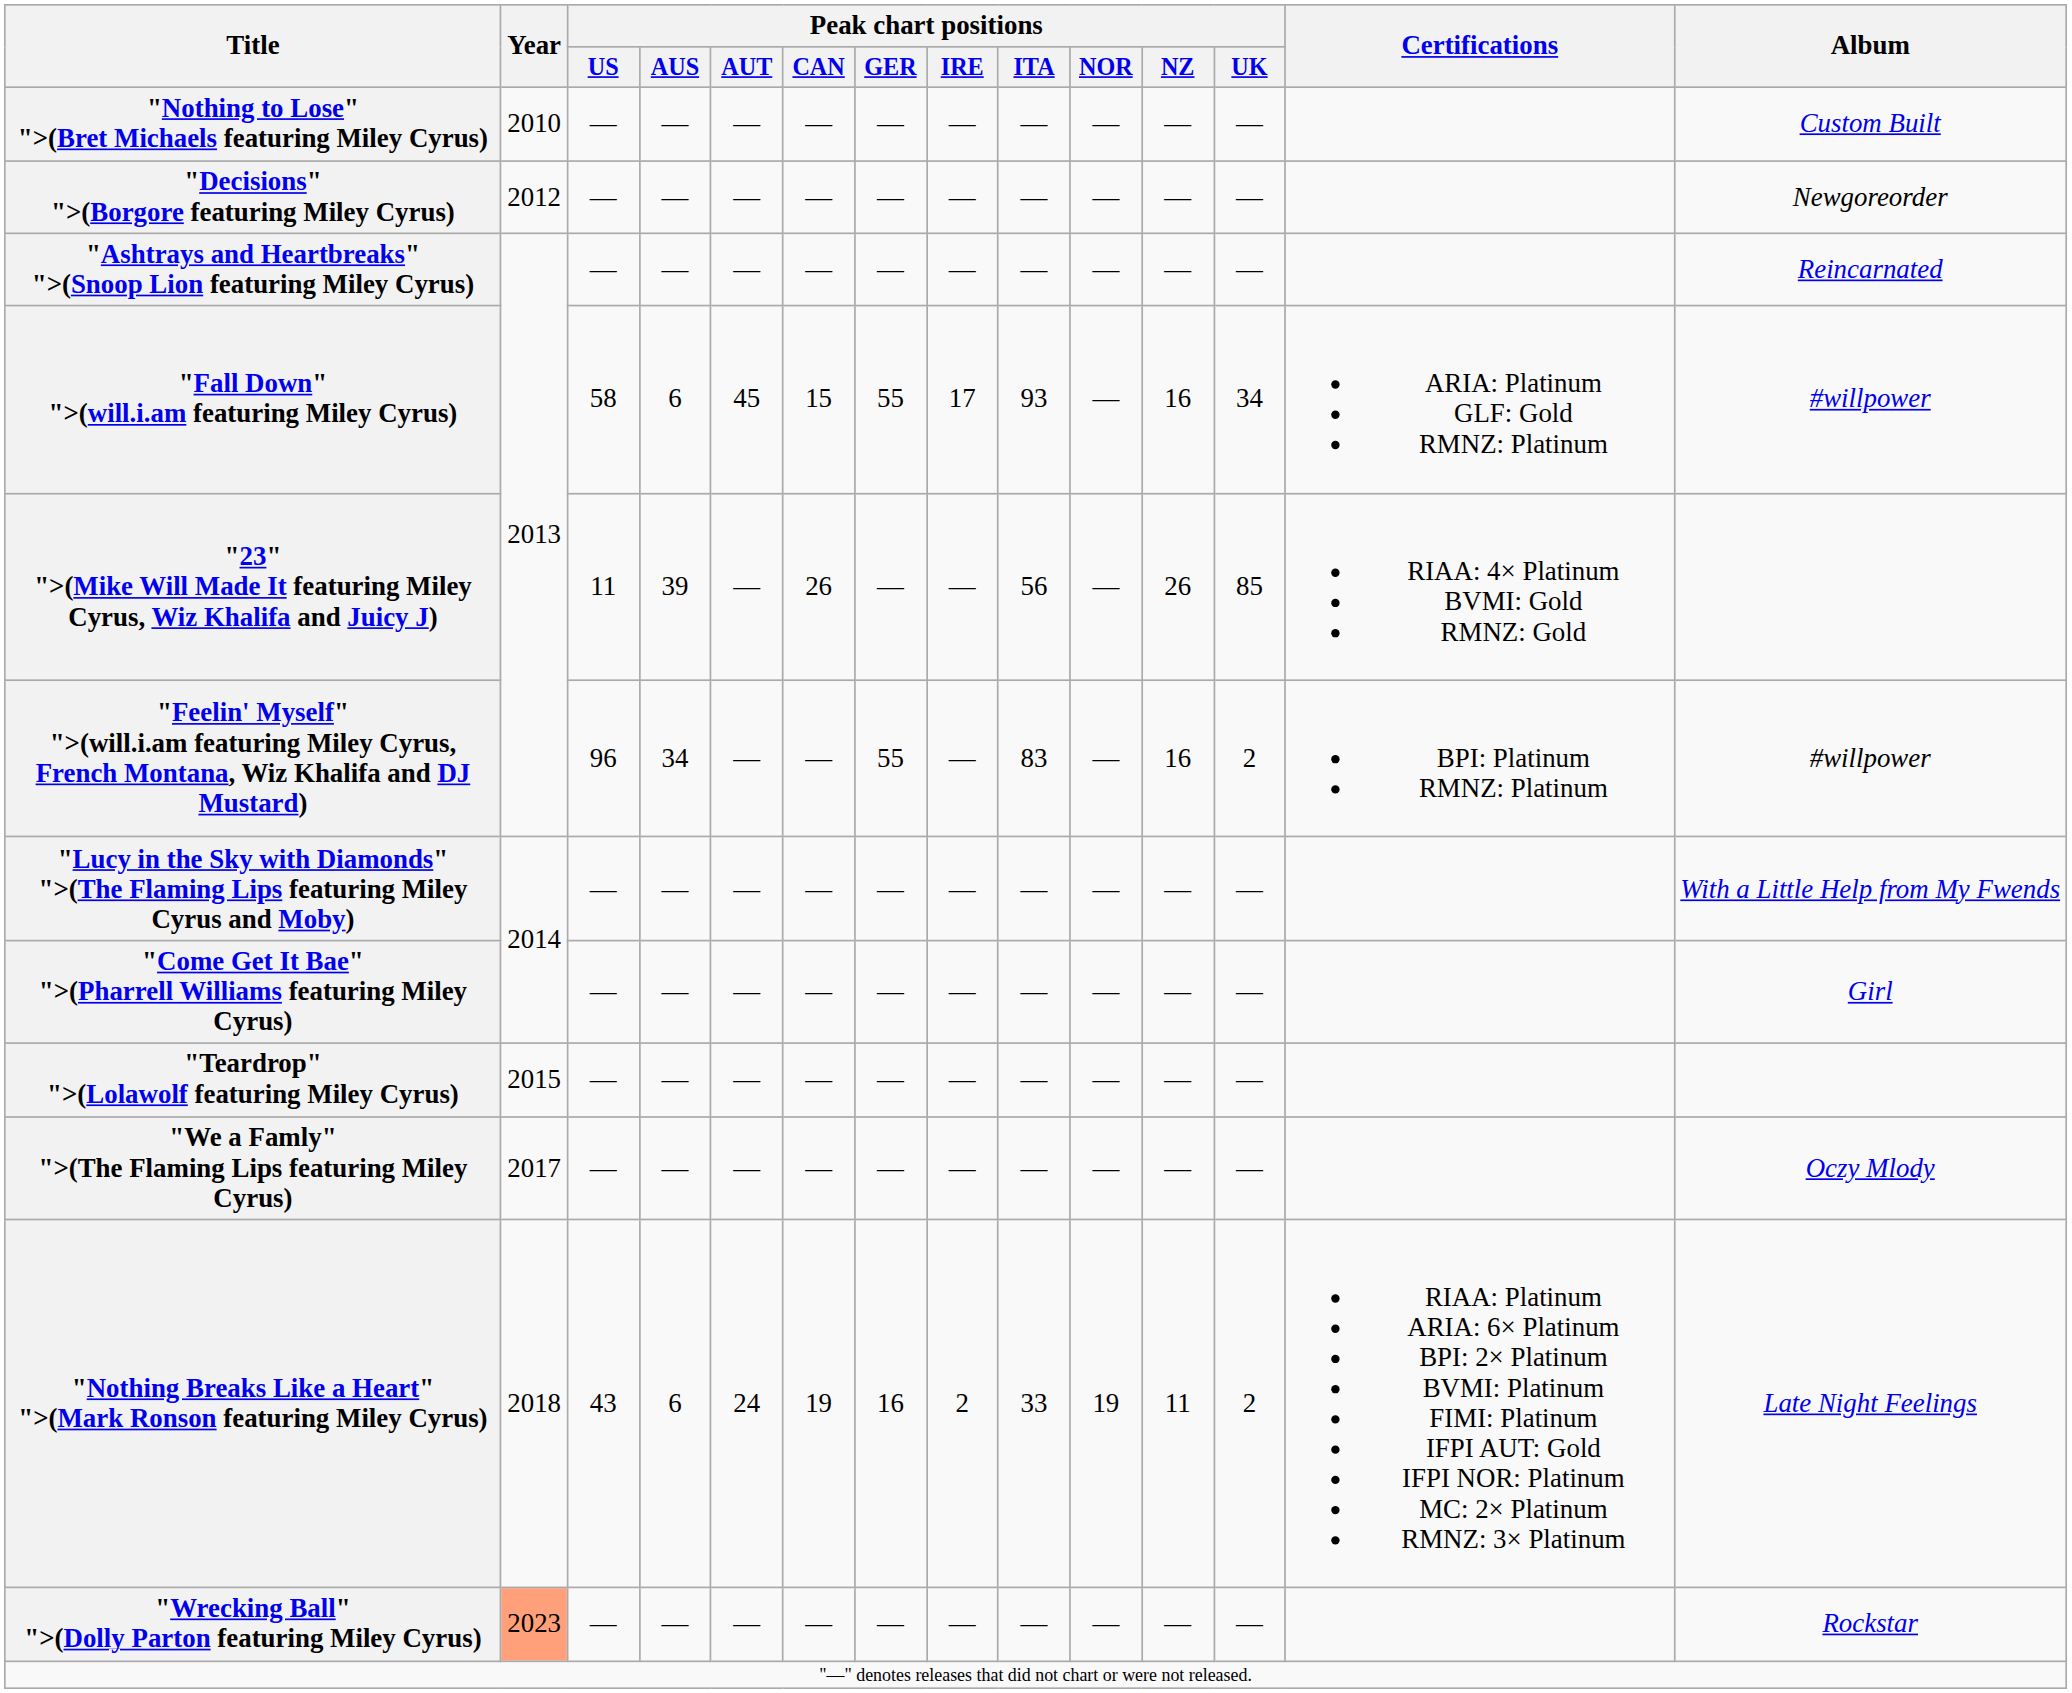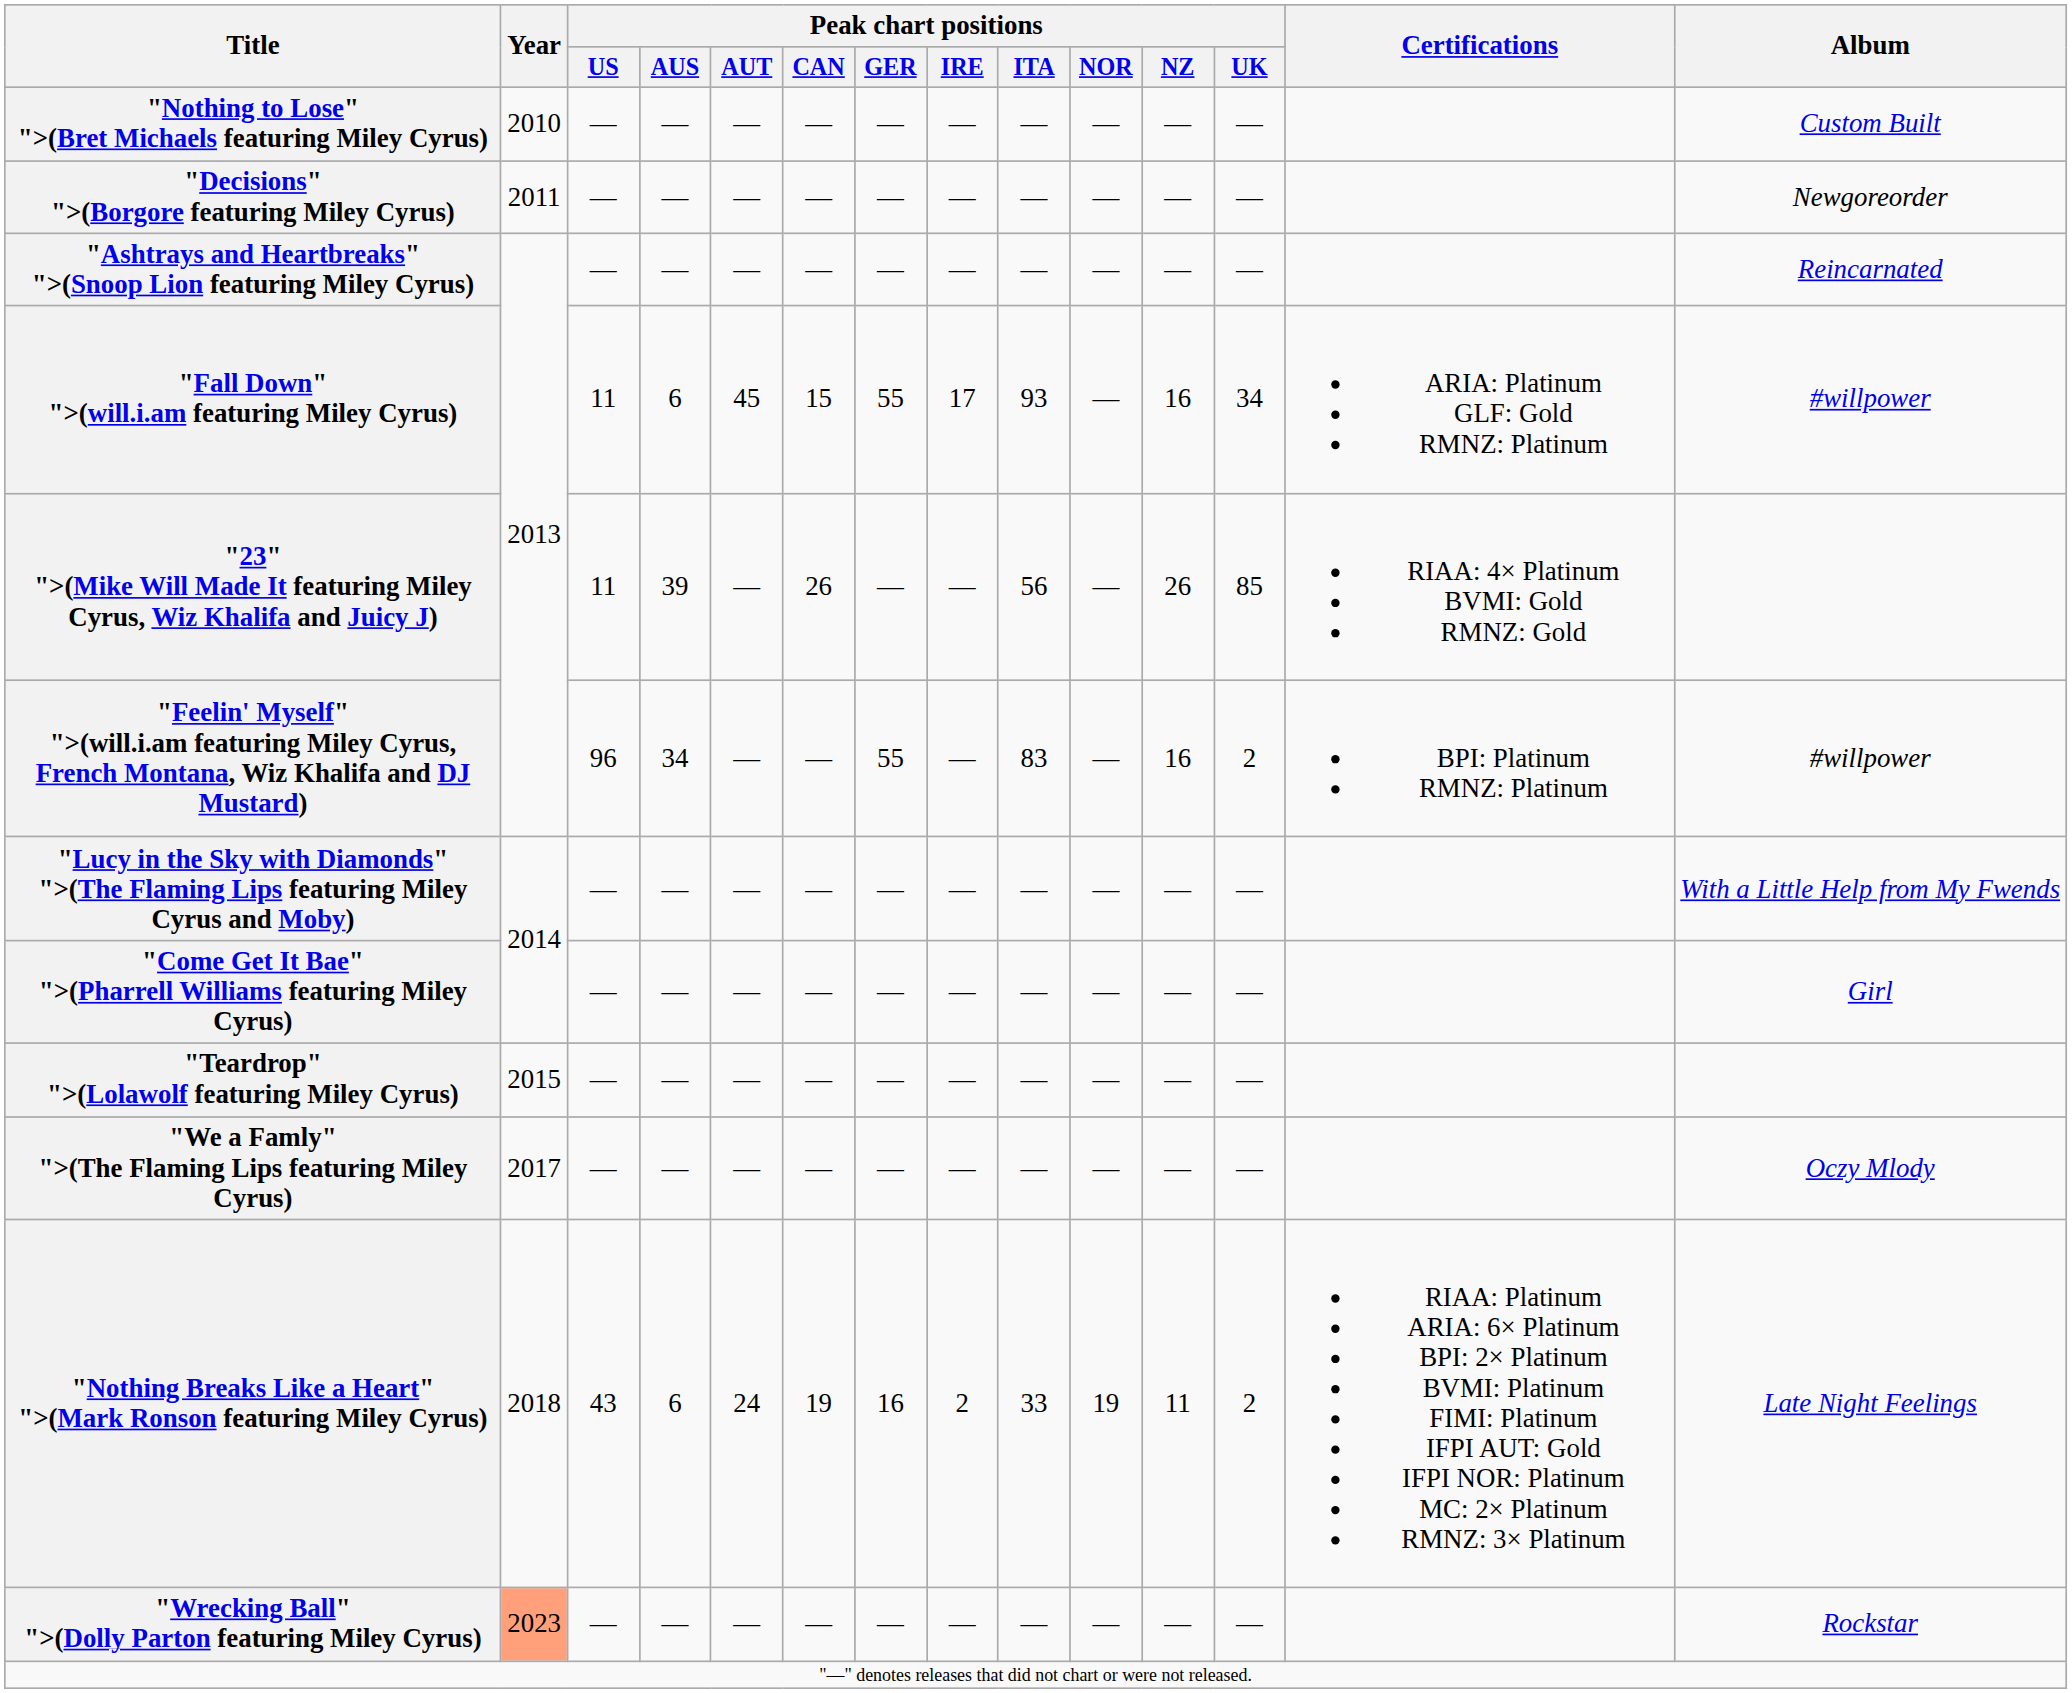(534, 196) 2012 -> (534, 196) 2011
(603, 399) 58 -> (603, 399) 11
